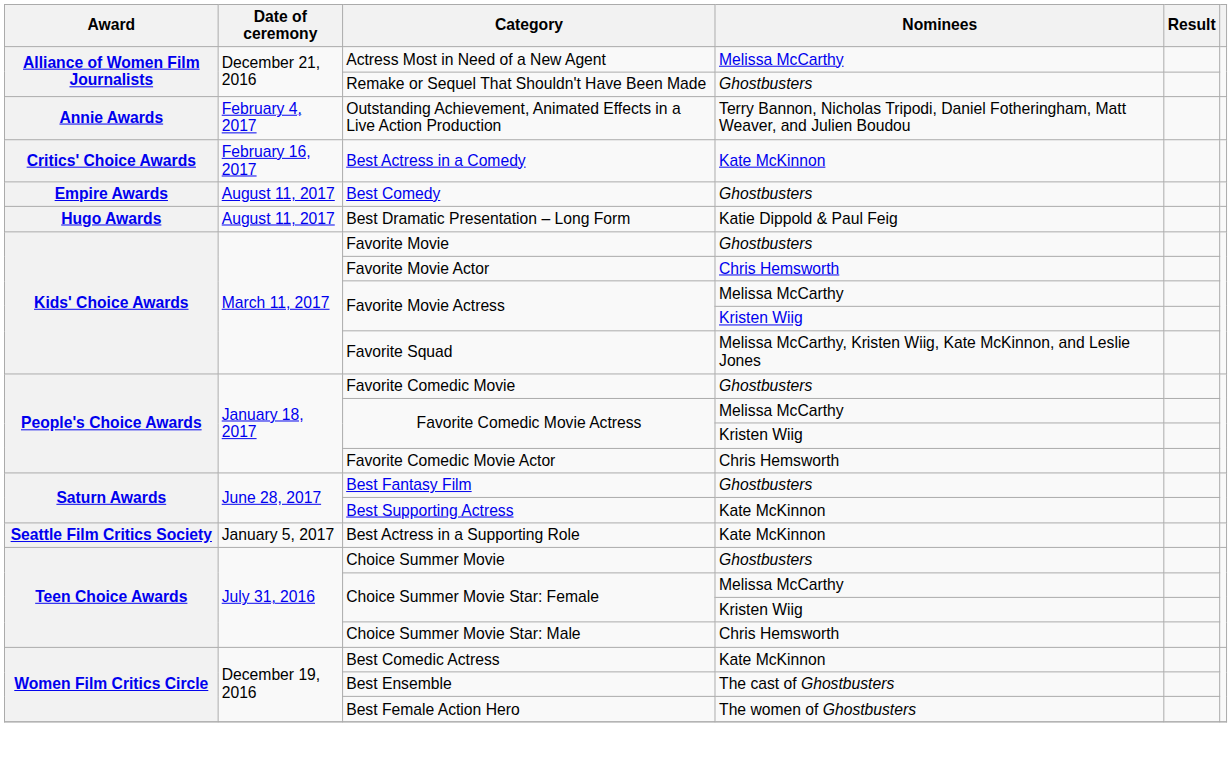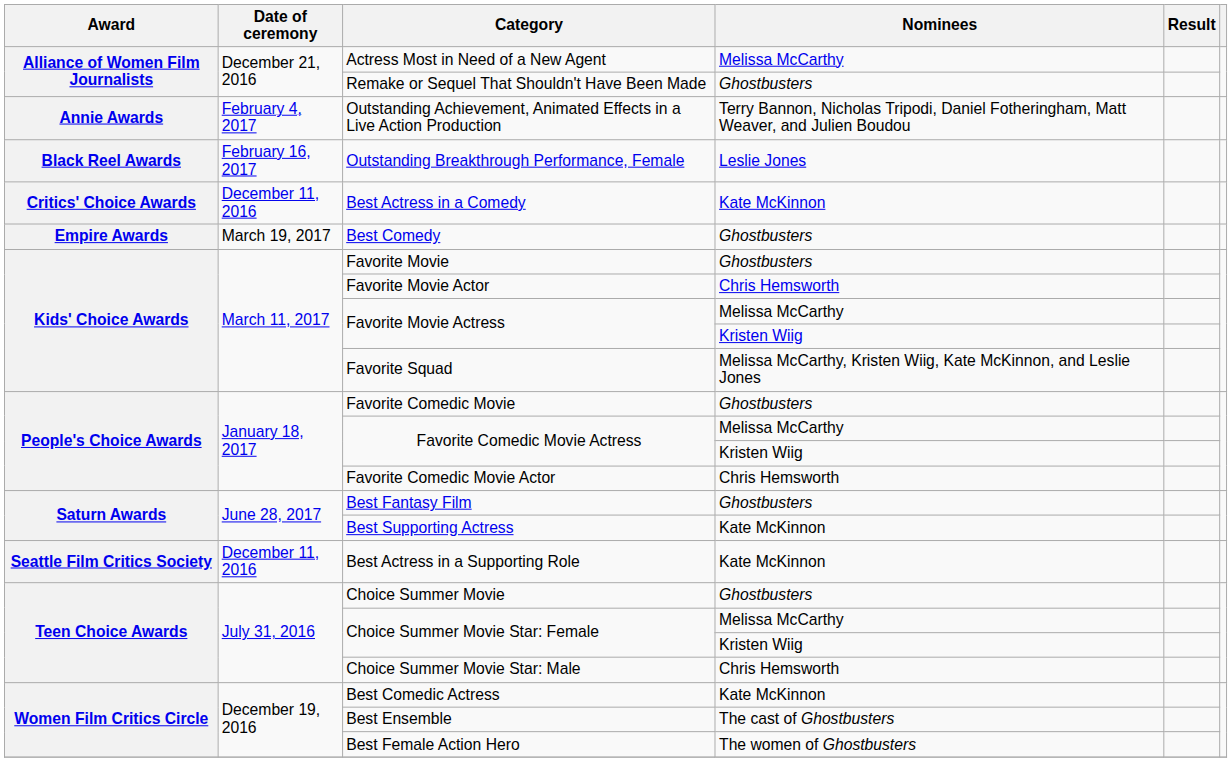+ row: (515, 160)
(266, 160) February 16, 2017 -> (270, 203) December 11, 2016
(278, 194) August 11, 2017 -> (276, 236) March 19, 2017
- row: (488, 219)
(278, 535) January 5, 2017 -> (270, 561) December 11, 2016
